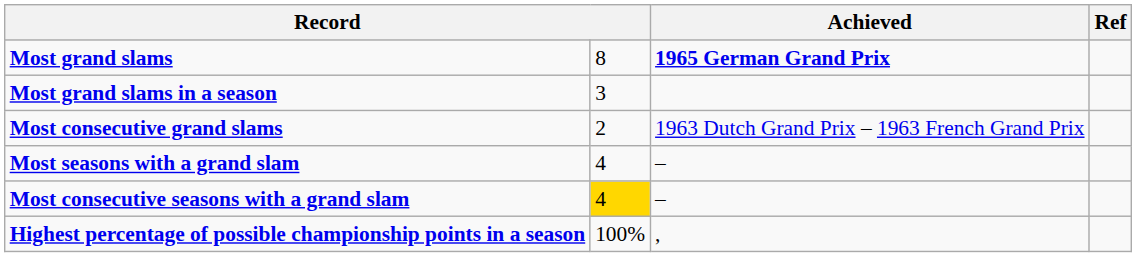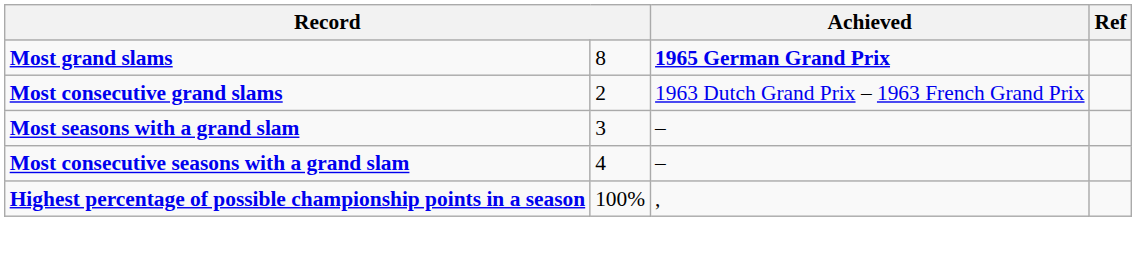- row: (143, 93)
(601, 163) 4 -> (601, 128) 3
(601, 199) gold background -> (601, 163) no background
